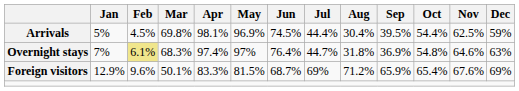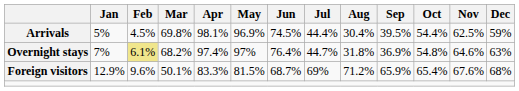(176, 52) 68.3% -> (176, 52) 68.2%
(500, 71) 69% -> (500, 71) 68%
